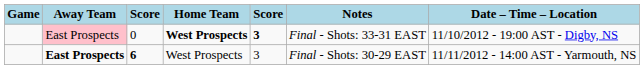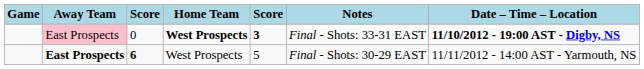(525, 34) normal -> (526, 34) bold
(256, 54) 3 -> (256, 54) 5
